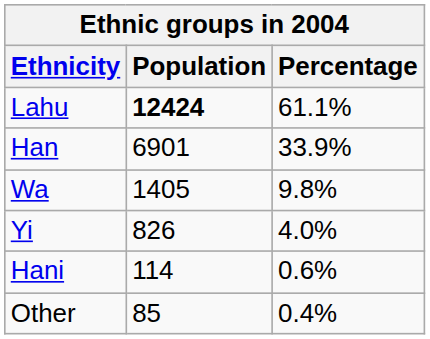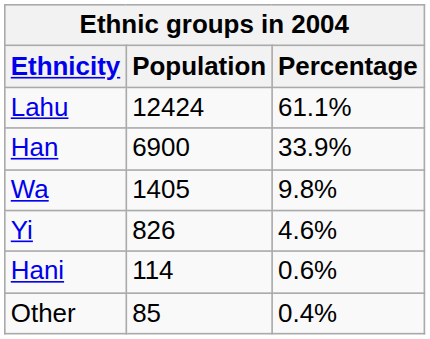(168, 107) bold -> (168, 107) normal
(161, 148) 6901 -> (161, 148) 6900
(308, 230) 4.0% -> (308, 230) 4.6%
